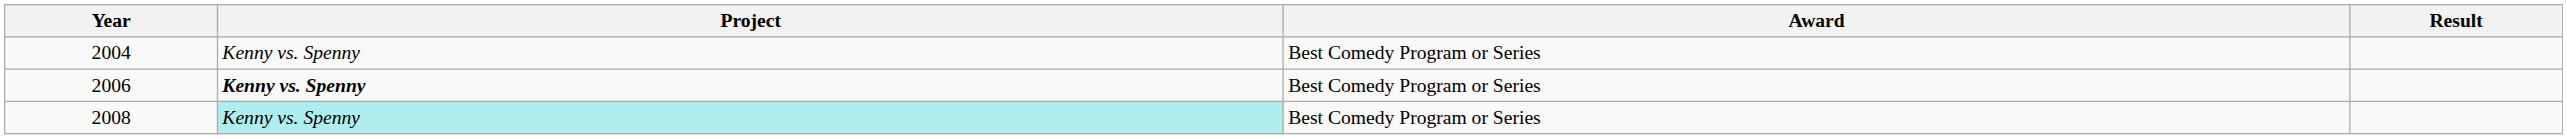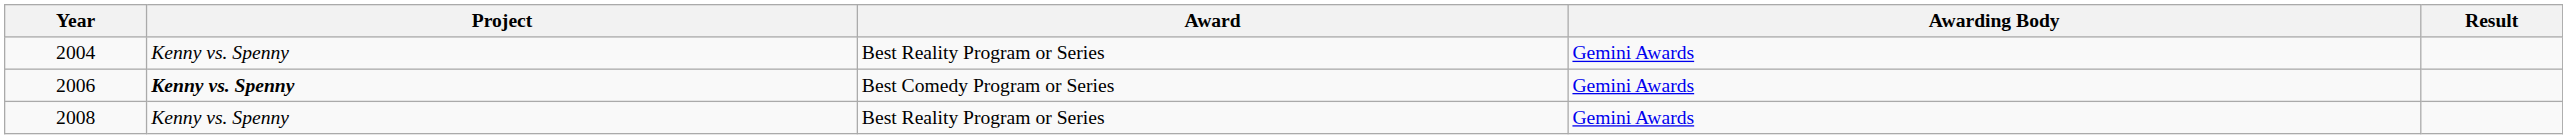+ column: (1994, 20)
(1414, 53) Best Comedy Program or Series -> (983, 53) Best Reality Program or Series
(291, 117) paleturquoise background -> (220, 117) no background
(1414, 117) Best Comedy Program or Series -> (983, 117) Best Reality Program or Series
